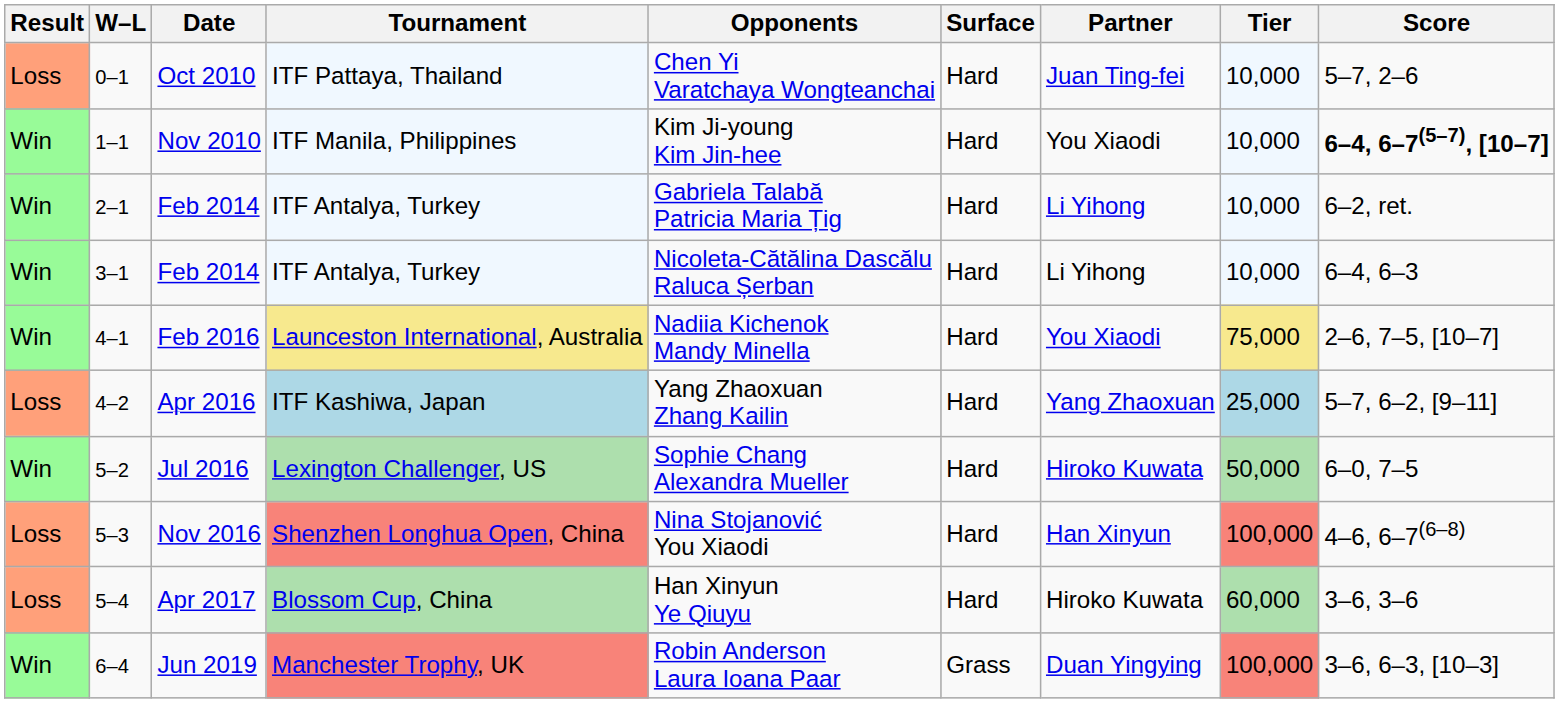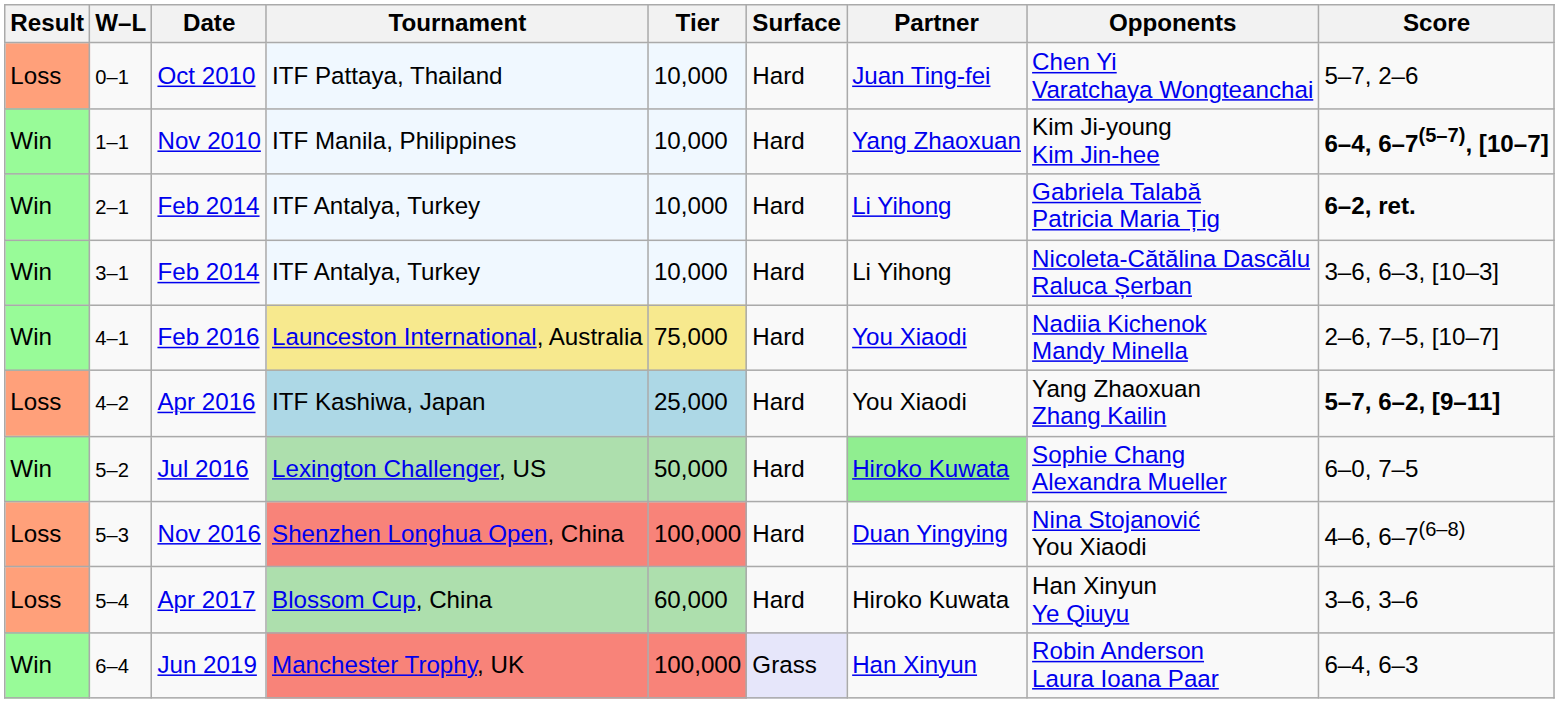columns swapped: (1270, 23) <-> (794, 23)
(1103, 141) You Xiaodi -> (937, 141) Yang Zhaoxuan
(1369, 206) normal -> (1370, 206) bold
(1371, 272) 6–4, 6–3 -> (1412, 272) 3–6, 6–3, [10–3]
(1130, 403) Yang Zhaoxuan -> (909, 403) You Xiaodi
(1411, 403) normal -> (1412, 403) bold
(1125, 468) no background -> (931, 468) lightgreen background
(1108, 534) Han Xinyun -> (930, 534) Duan Yingying
(978, 665) no background -> (785, 665) lavender background
(1124, 665) Duan Yingying -> (915, 665) Han Xinyun
(1412, 665) 3–6, 6–3, [10–3] -> (1371, 665) 6–4, 6–3
